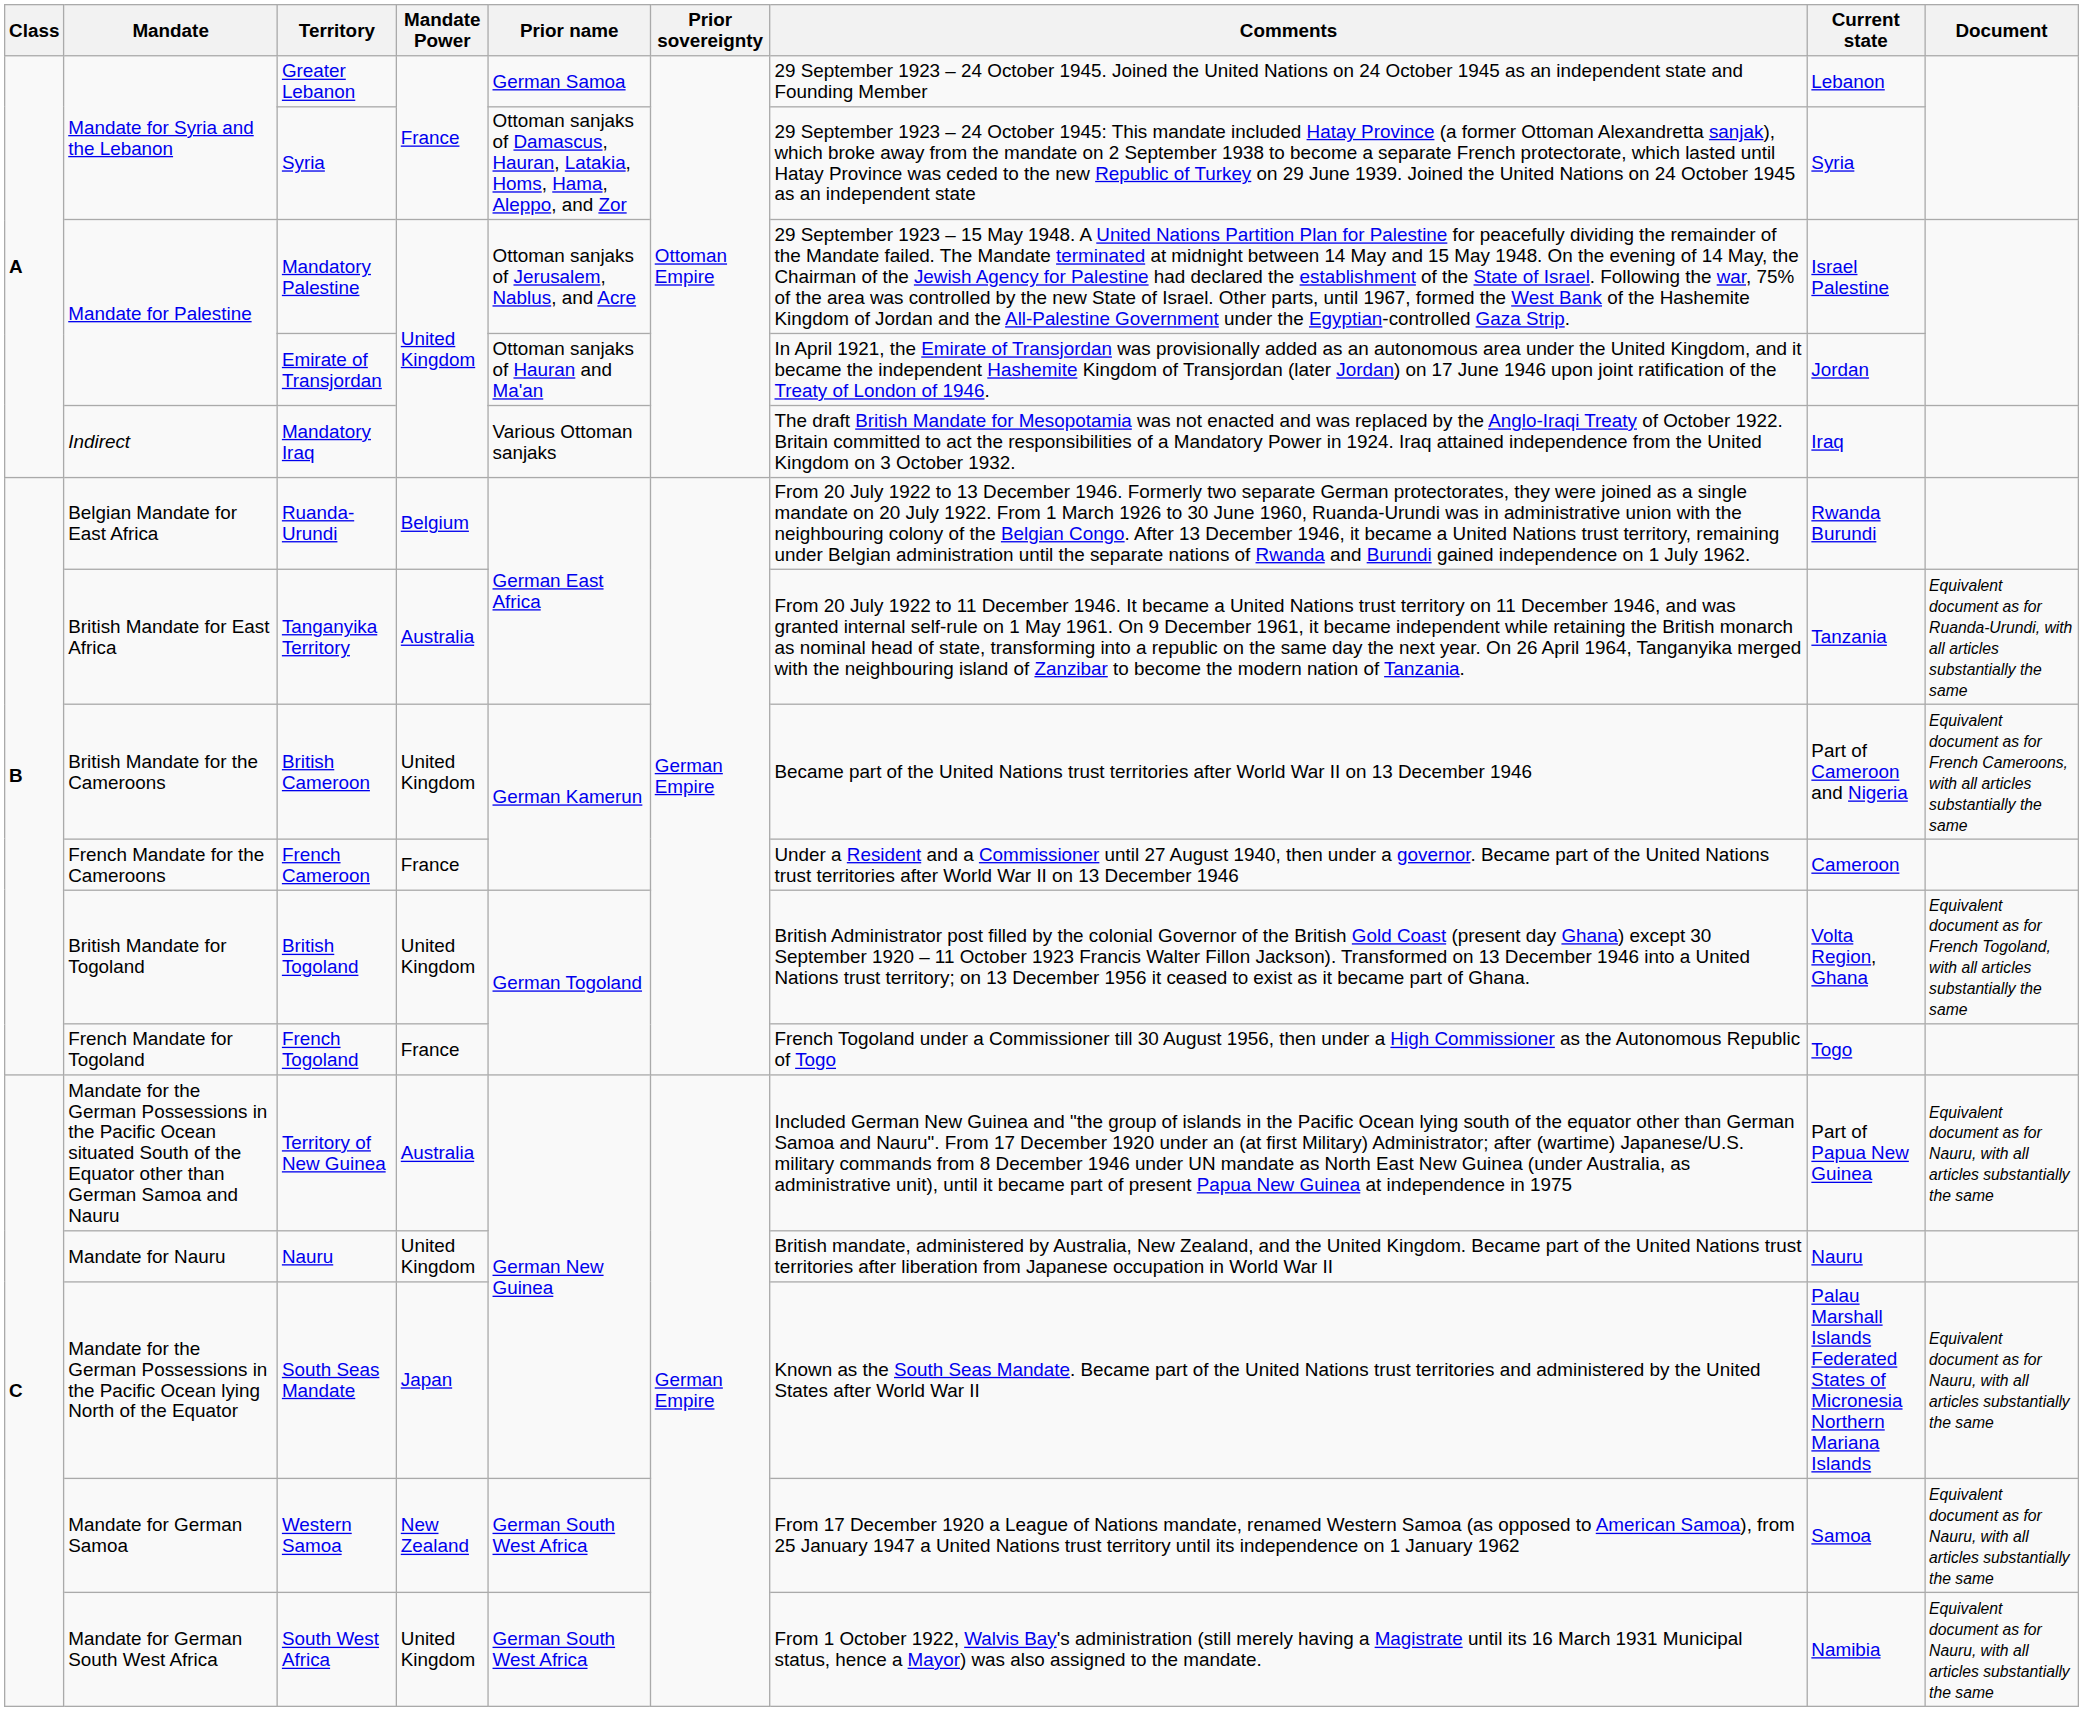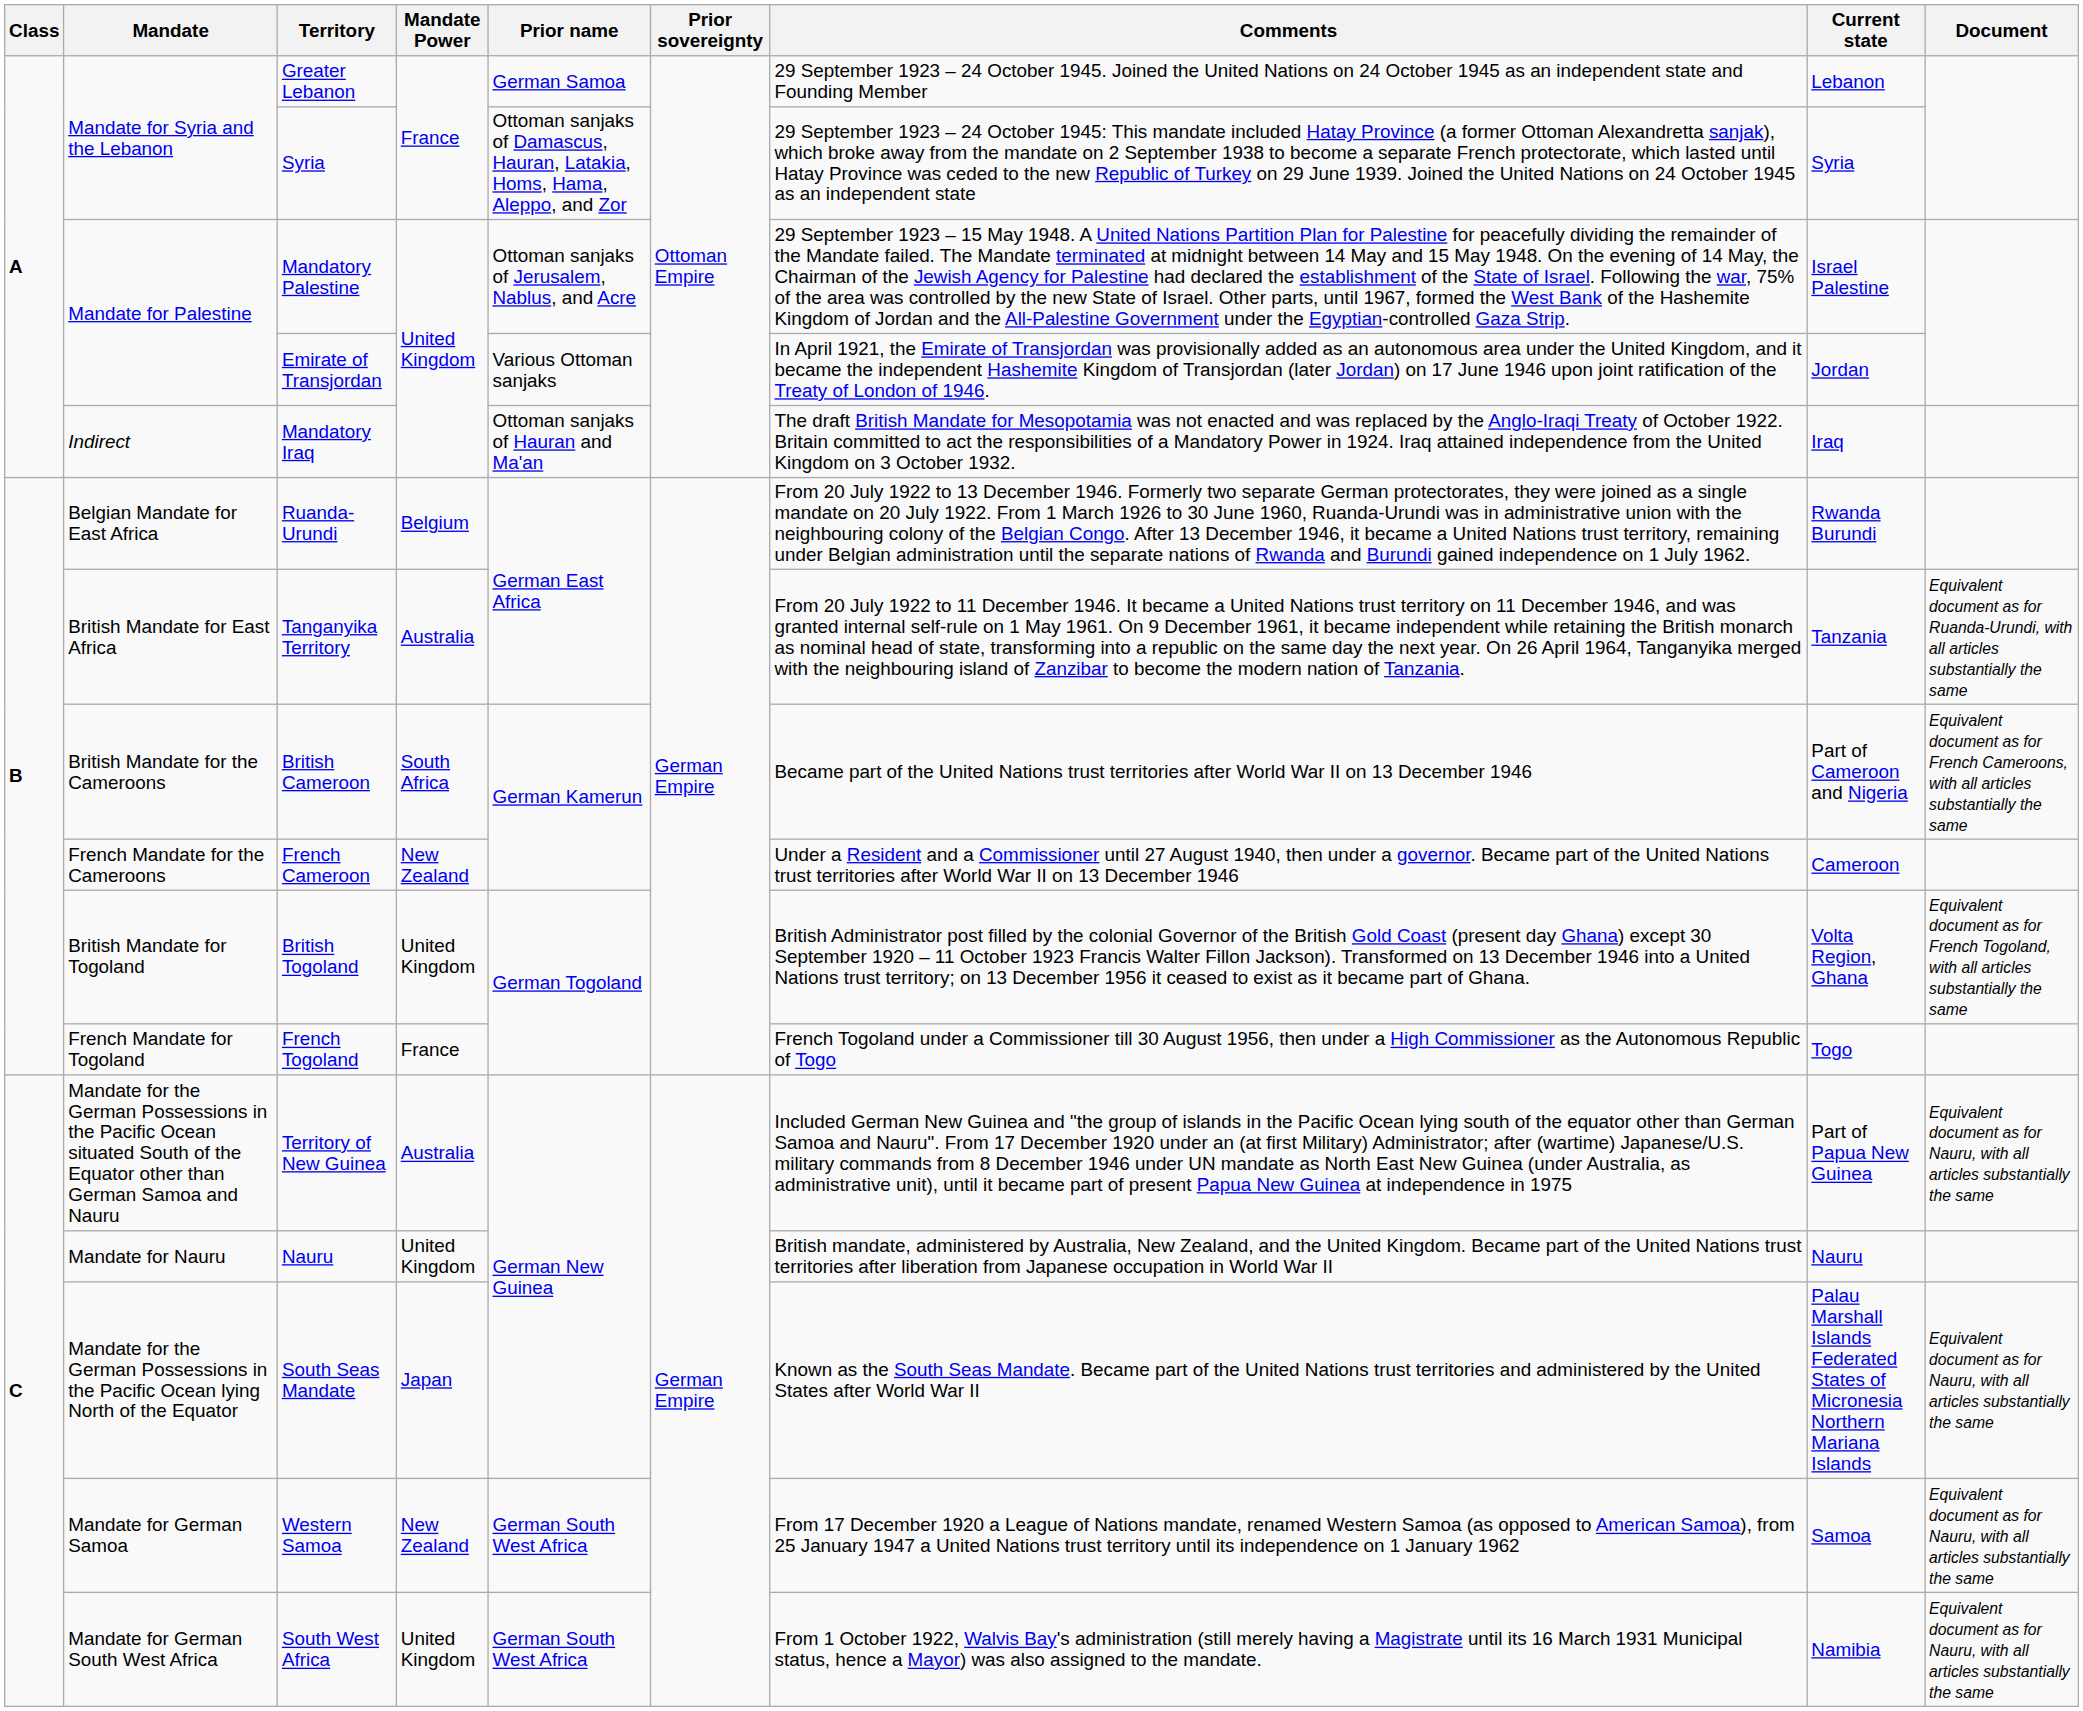(563, 370) Ottoman sanjaks of Hauran and Ma'an -> (563, 370) Various Ottoman sanjaks
(563, 441) Various Ottoman sanjaks -> (563, 441) Ottoman sanjaks of Hauran and Ma'an
(438, 772) United Kingdom -> (425, 772) South Africa
(430, 865) France -> (435, 865) New Zealand
